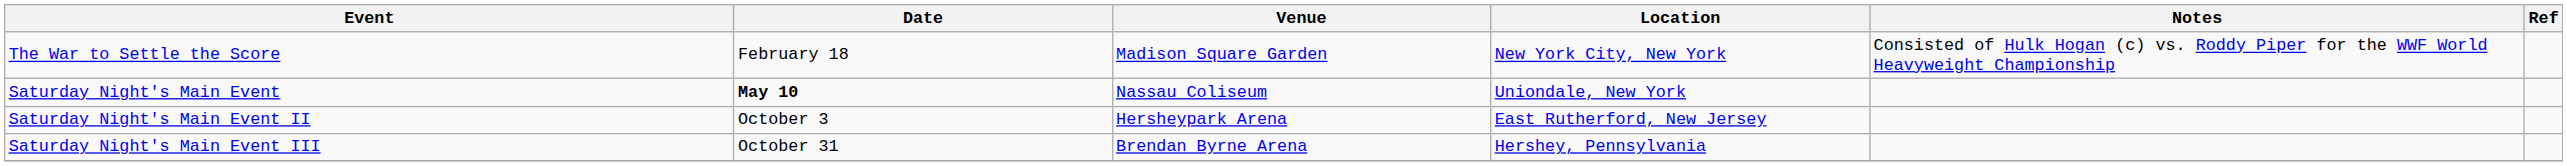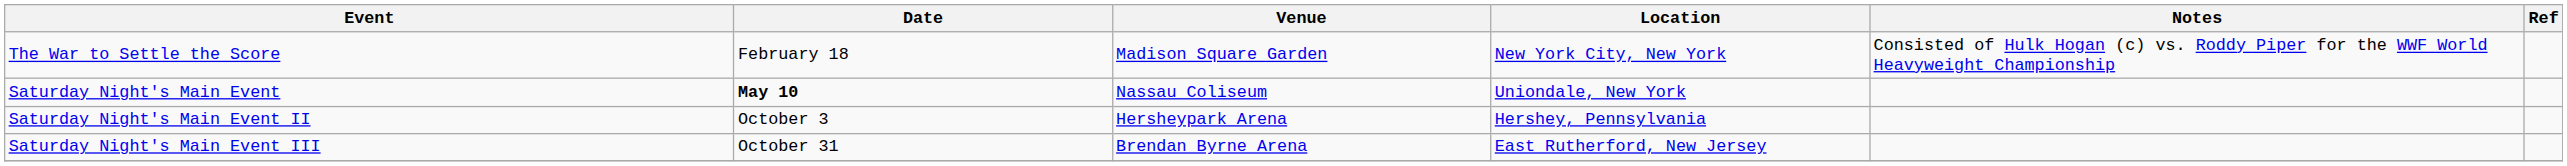(1631, 120) East Rutherford, New Jersey -> (1600, 120) Hershey, Pennsylvania
(1600, 147) Hershey, Pennsylvania -> (1631, 147) East Rutherford, New Jersey
